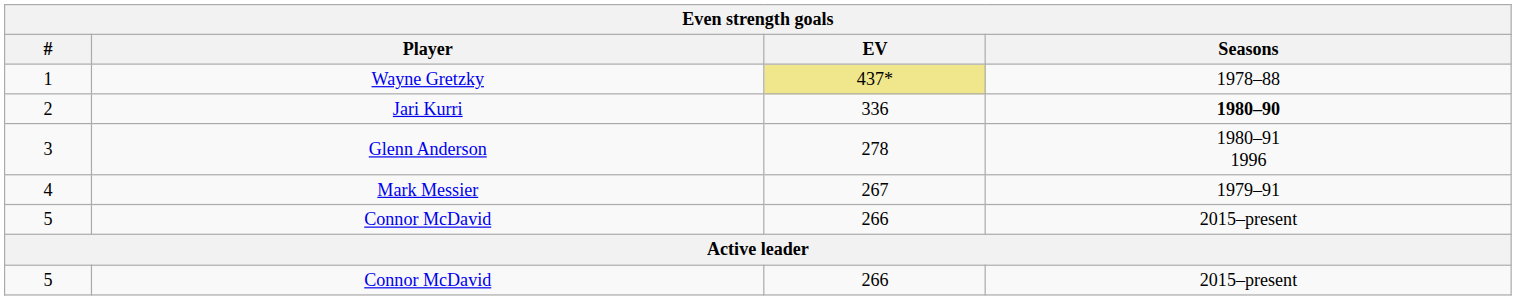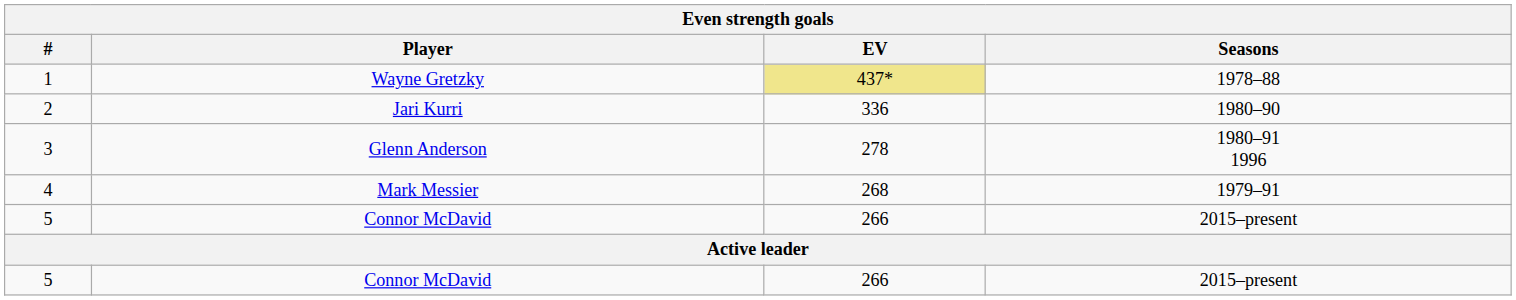(1248, 109) bold -> (1248, 109) normal
(875, 190) 267 -> (875, 190) 268
